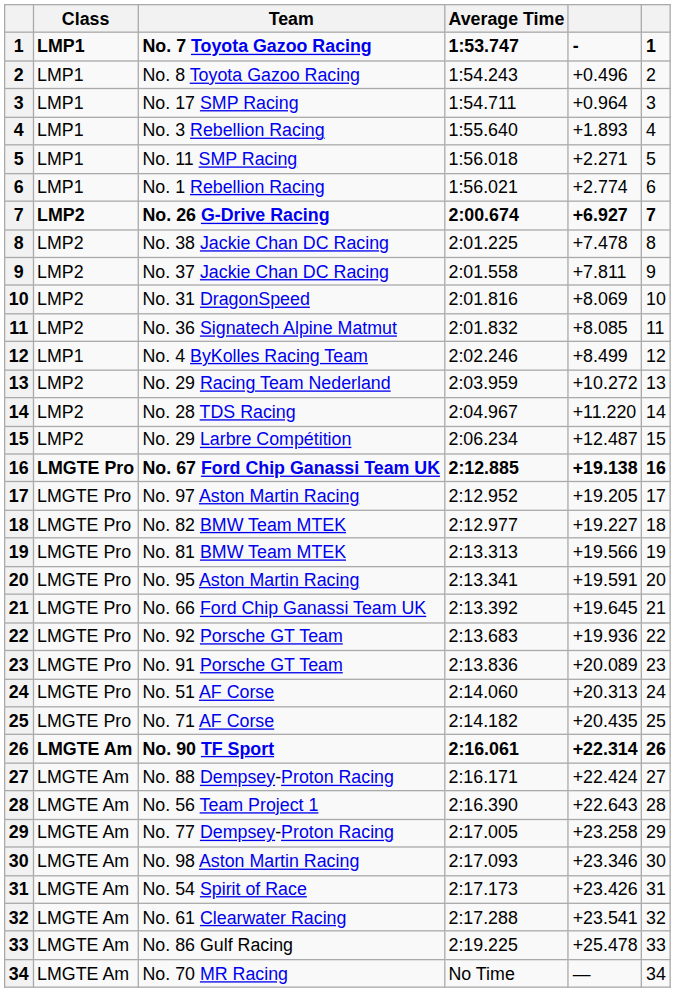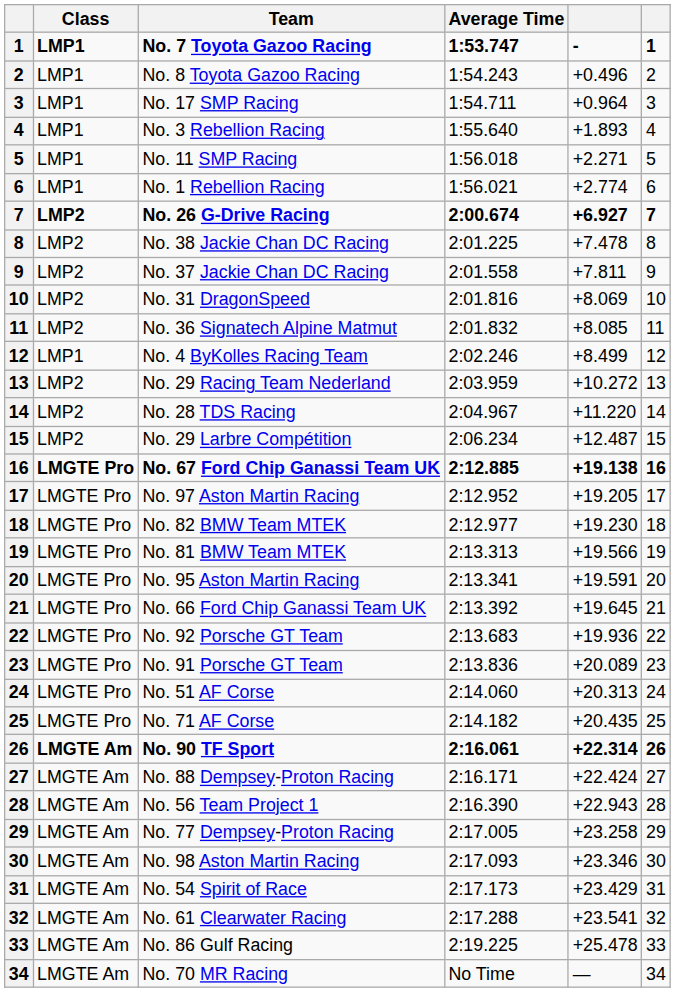(605, 524) +19.227 -> (605, 524) +19.230
(605, 805) +22.643 -> (605, 805) +22.943
(605, 889) +23.426 -> (605, 889) +23.429
